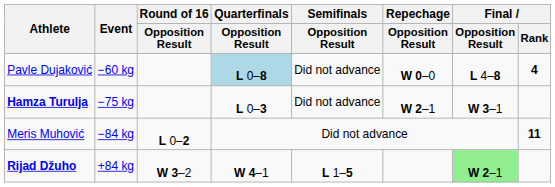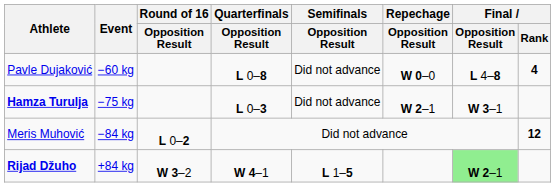(251, 77) lightblue background -> (251, 77) no background
(534, 134) 11 -> (534, 134) 12
